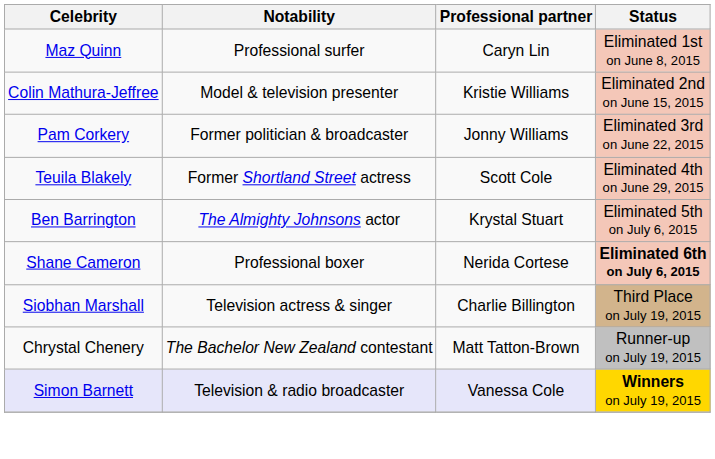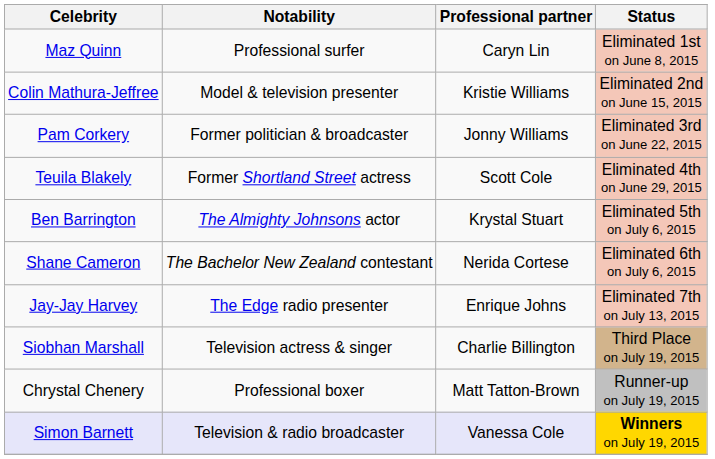(299, 263) Professional boxer -> (299, 263) The Bachelor New Zealand contestant
(653, 263) bold -> (651, 263) normal
+ row: (83, 305)
(299, 348) The Bachelor New Zealand contestant -> (299, 390) Professional boxer
